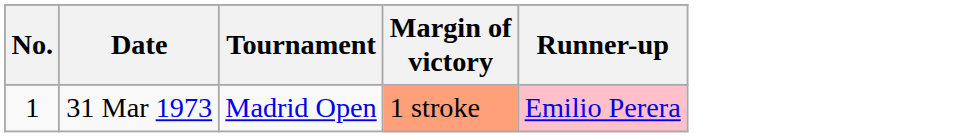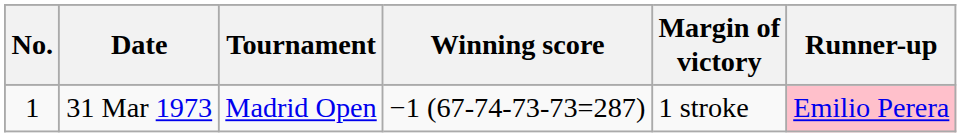+ column: (518, 44)
(435, 108) lightsalmon background -> (704, 108) no background
